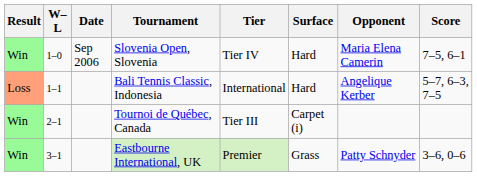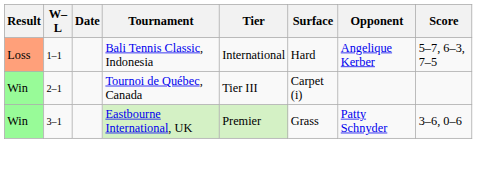- row: (152, 54)
